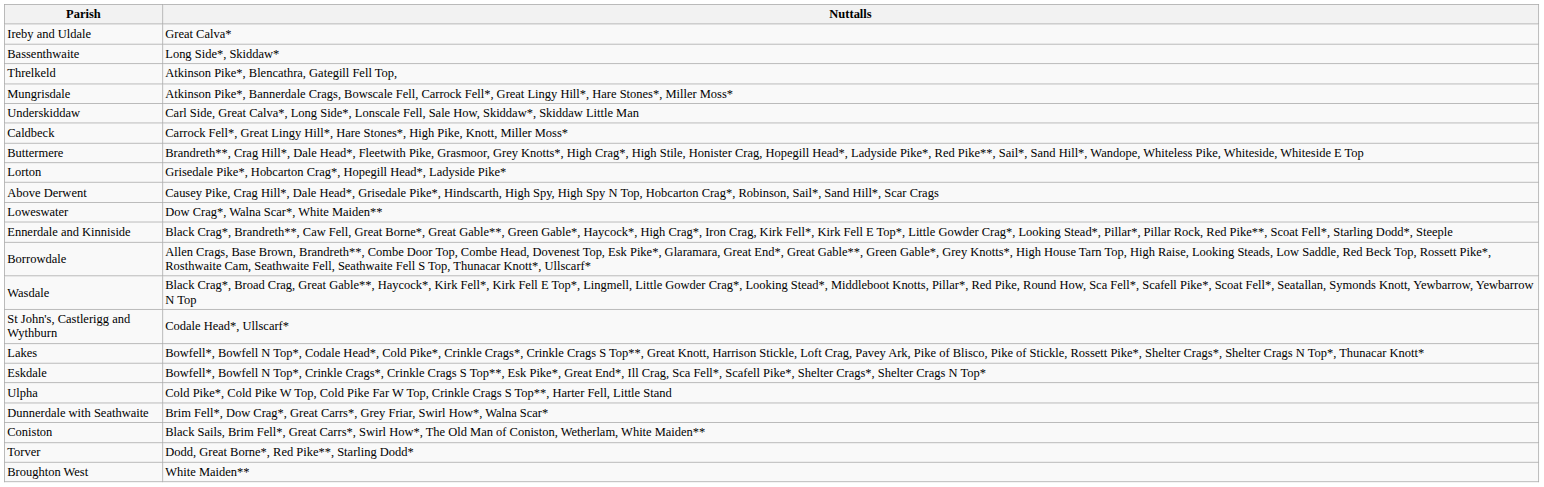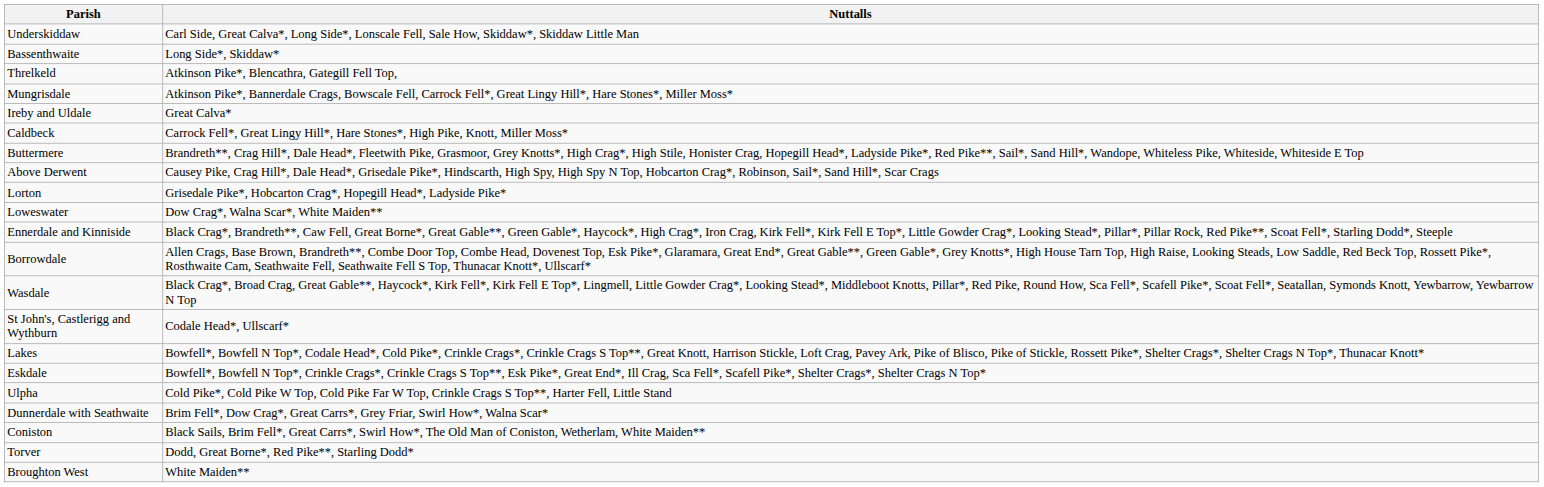rows swapped: (44, 113) <-> (49, 34)
rows swapped: (24, 172) <-> (47, 192)
